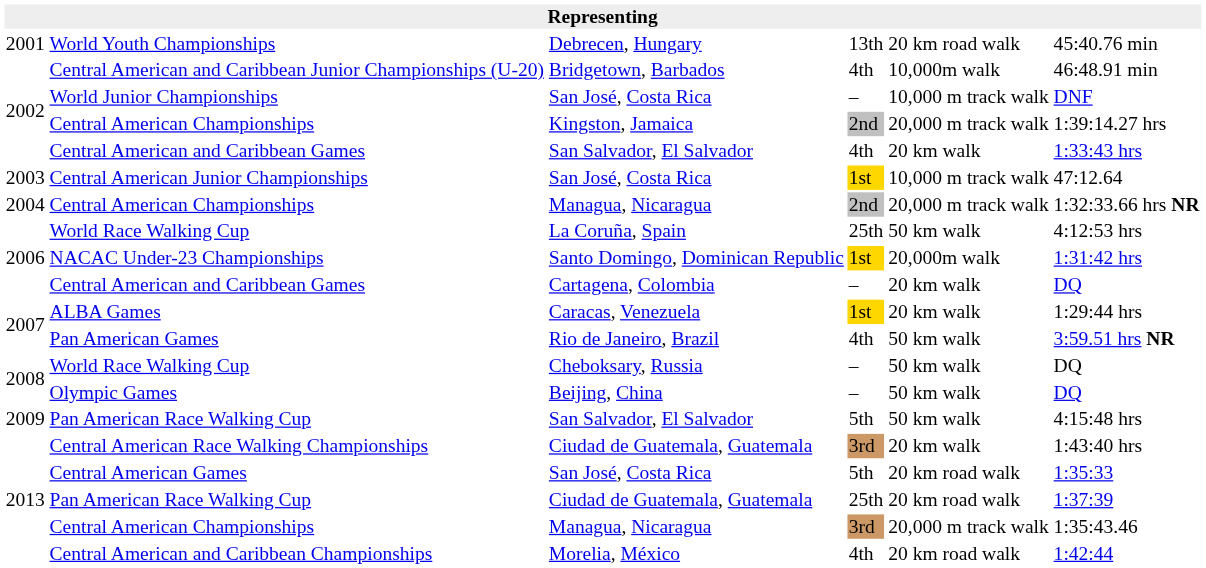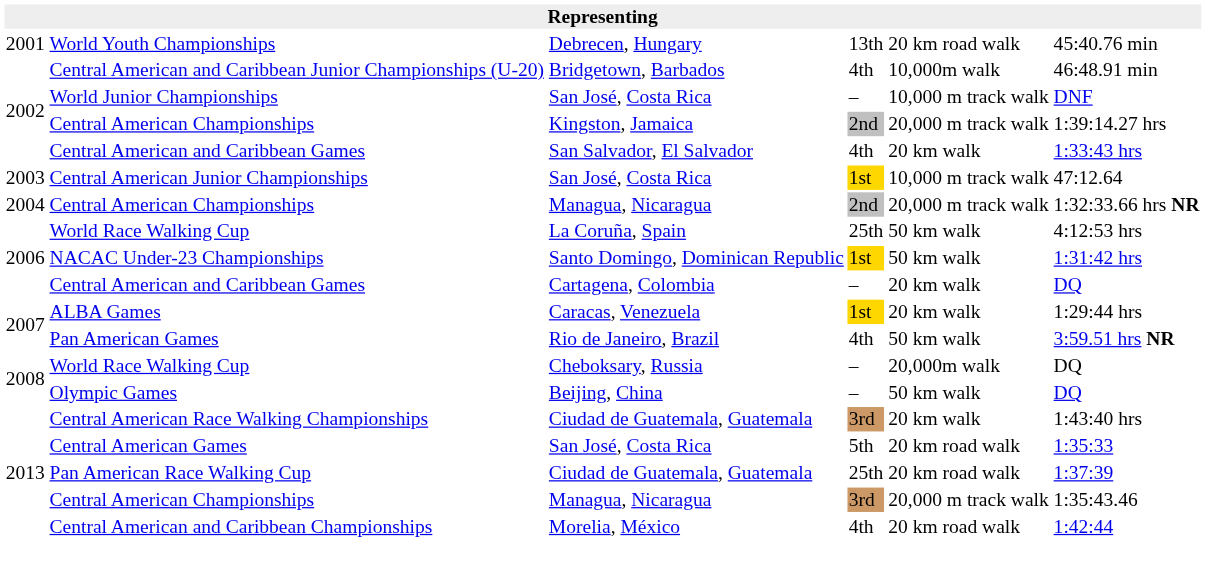(944, 258) 20,000m walk -> (934, 258) 50 km walk
(934, 365) 50 km walk -> (944, 365) 20,000m walk
- row: (25, 419)
